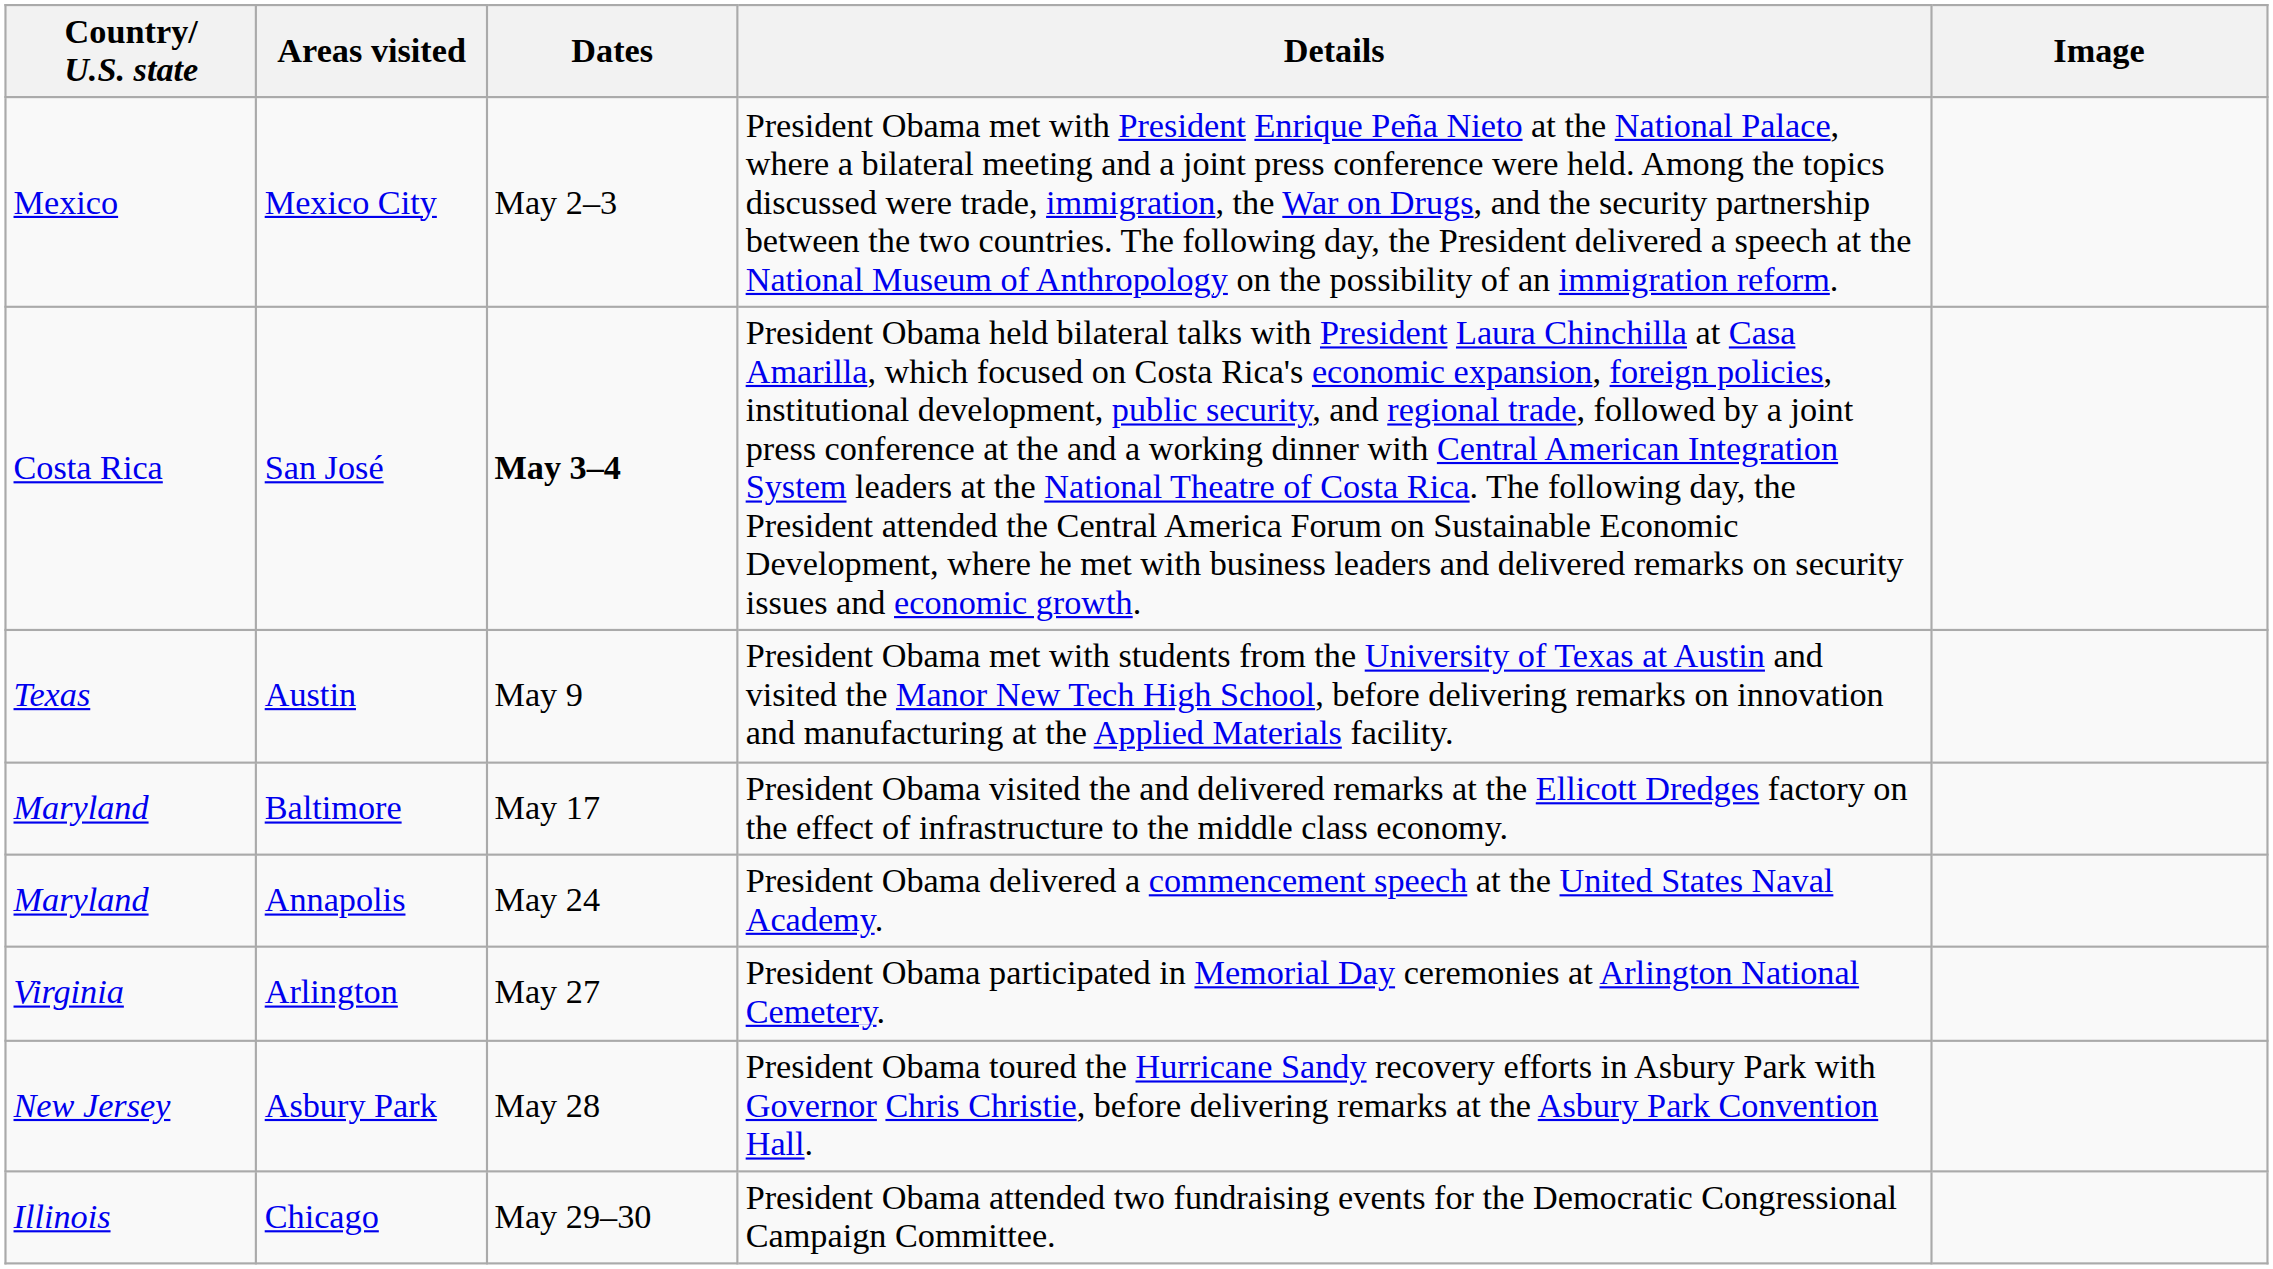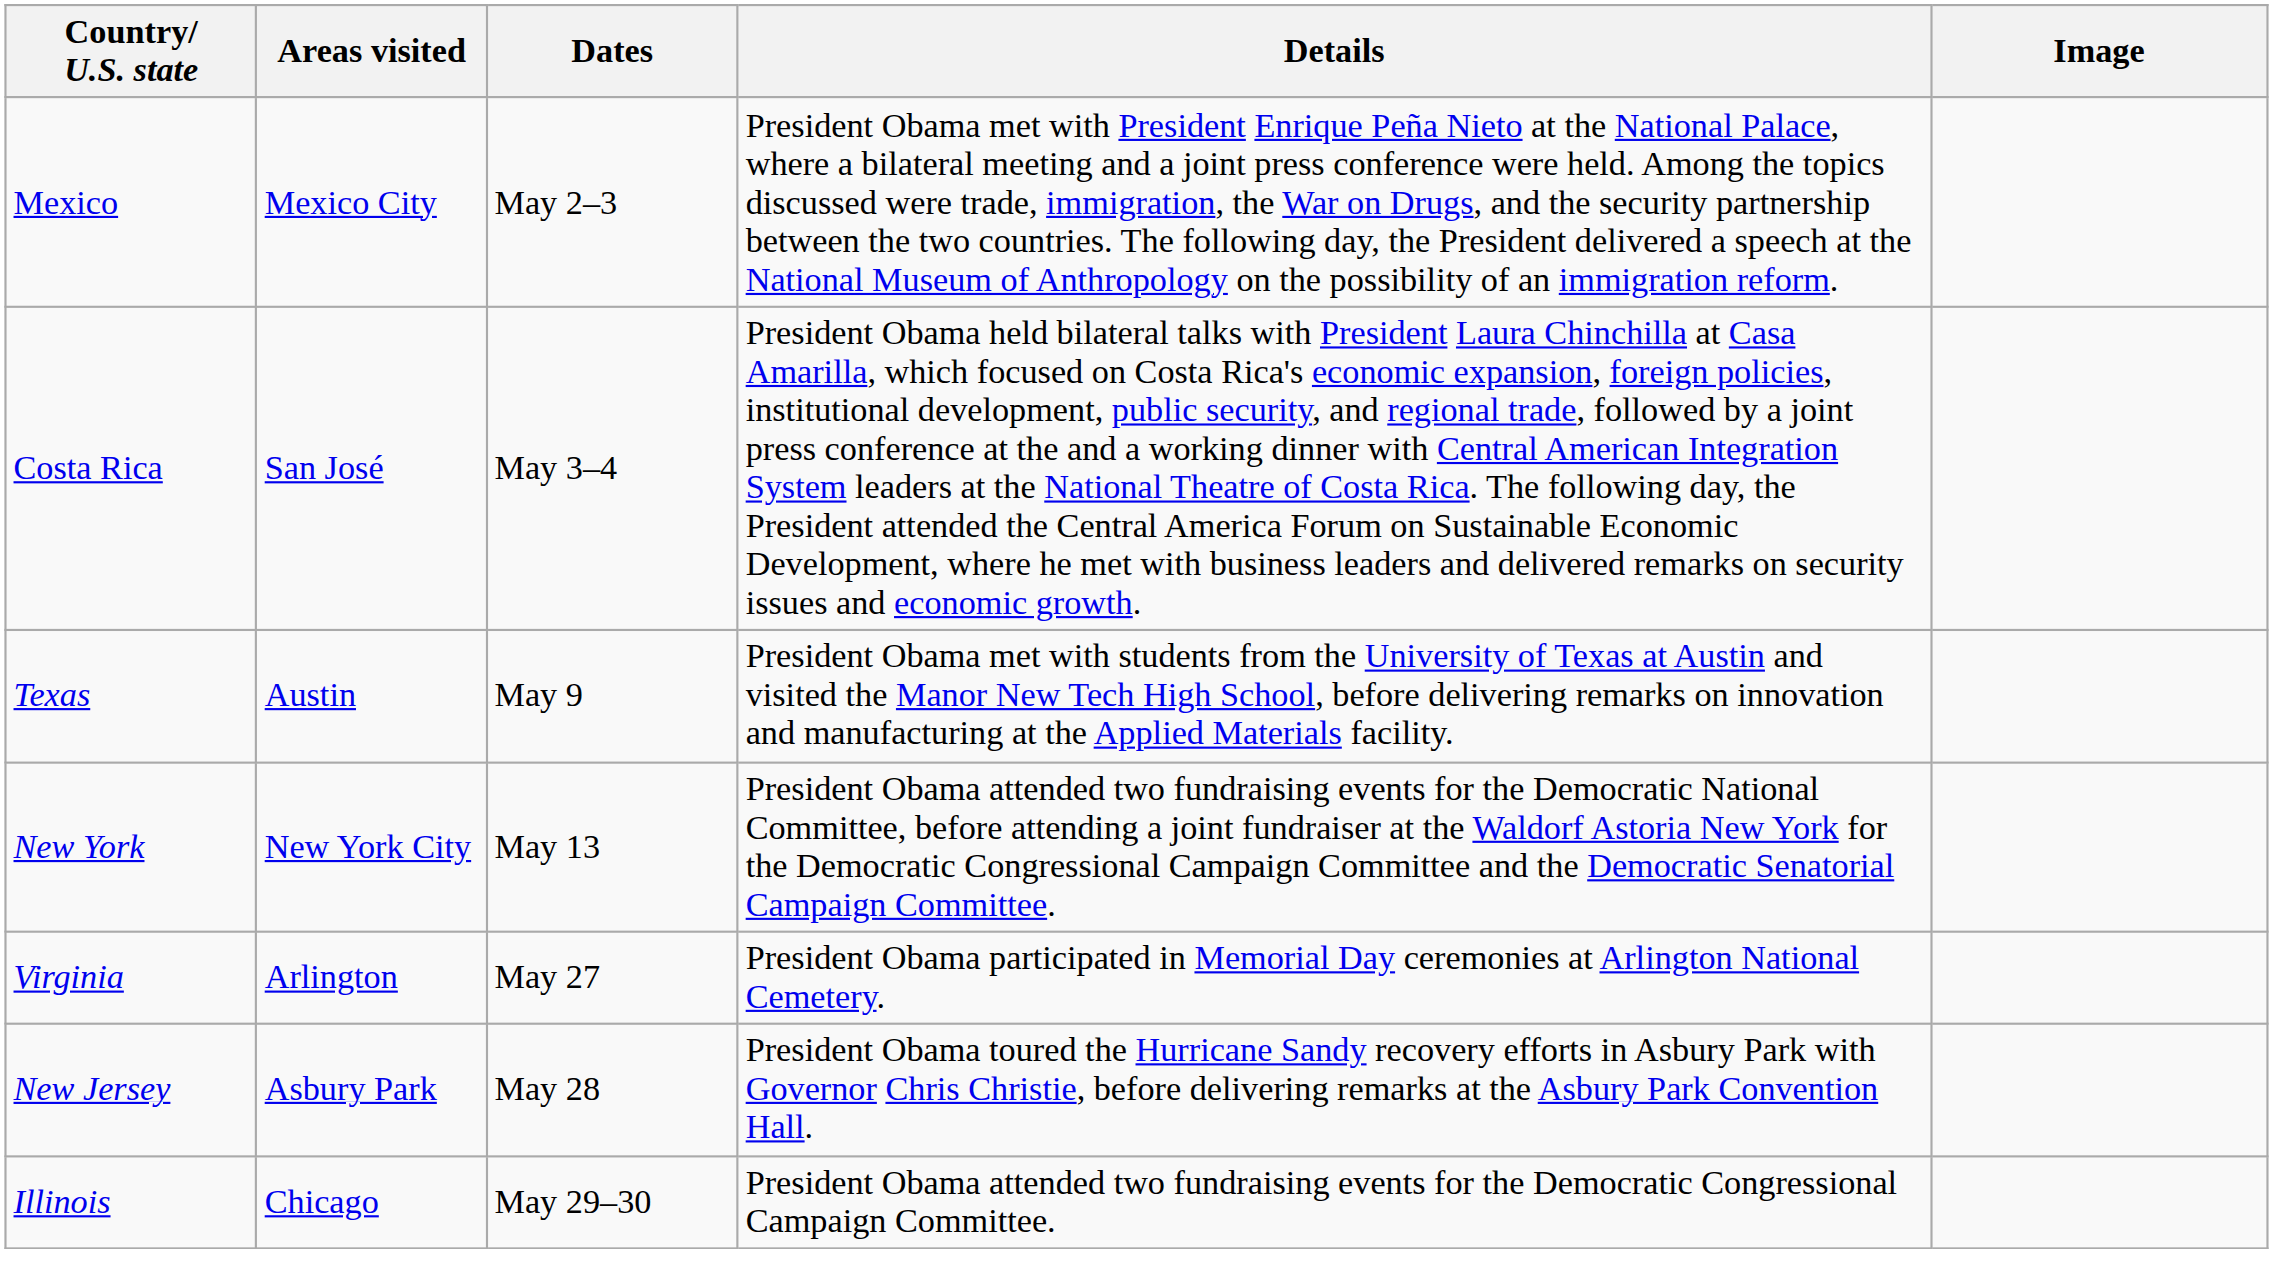(558, 467) bold -> (556, 467) normal
+ row: (368, 845)
- row: (333, 807)
- row: (335, 900)
